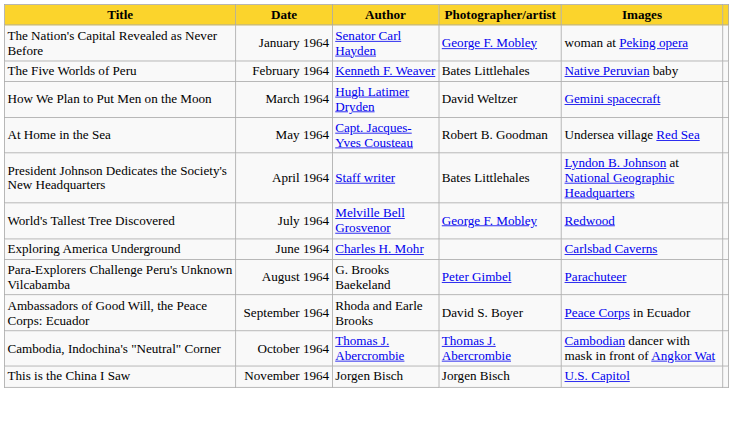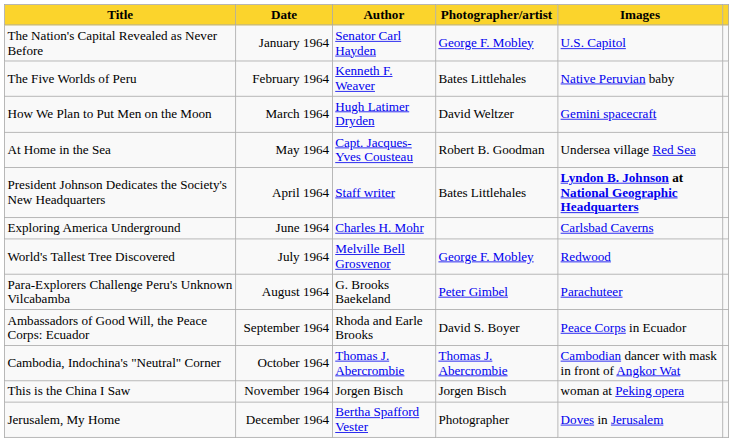(626, 43) woman at Peking opera -> (593, 43) U.S. Capitol
(622, 177) normal -> (622, 192) bold
rows swapped: (94, 249) <-> (91, 220)
(597, 376) U.S. Capitol -> (622, 391) woman at Peking opera
+ row: (64, 419)
